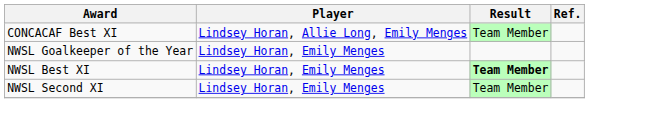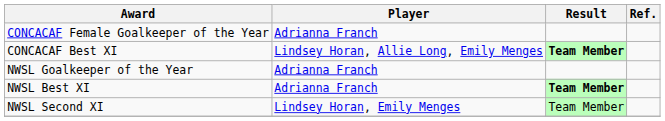+ row: (138, 32)
(511, 32) normal -> (586, 51) bold
(292, 51) Lindsey Horan, Emily Menges -> (326, 70) Adrianna Franch
(292, 70) Lindsey Horan, Emily Menges -> (326, 88) Adrianna Franch
